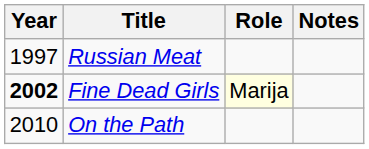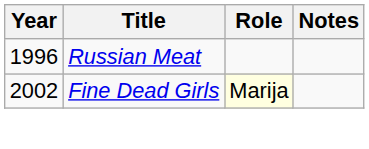(34, 56) 1997 -> (34, 56) 1996
(34, 90) bold -> (34, 90) normal
- row: (126, 125)
